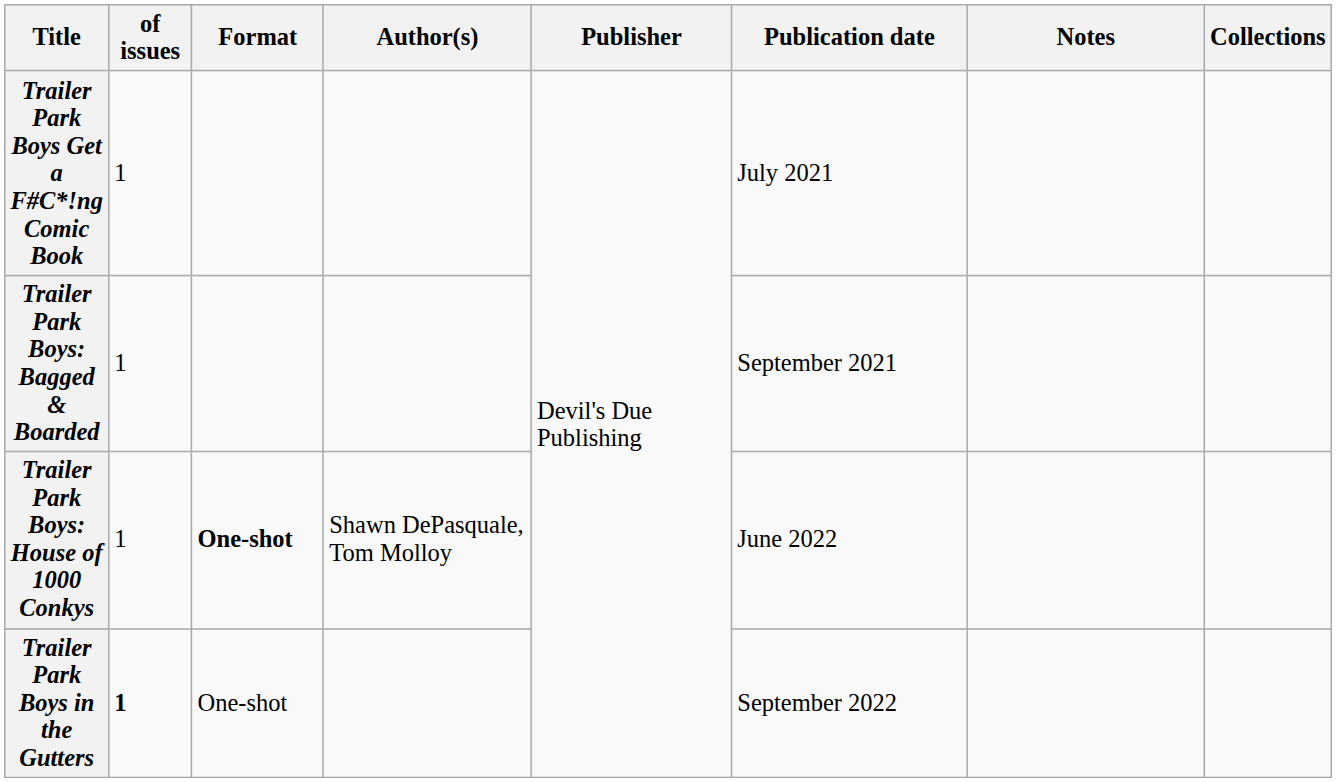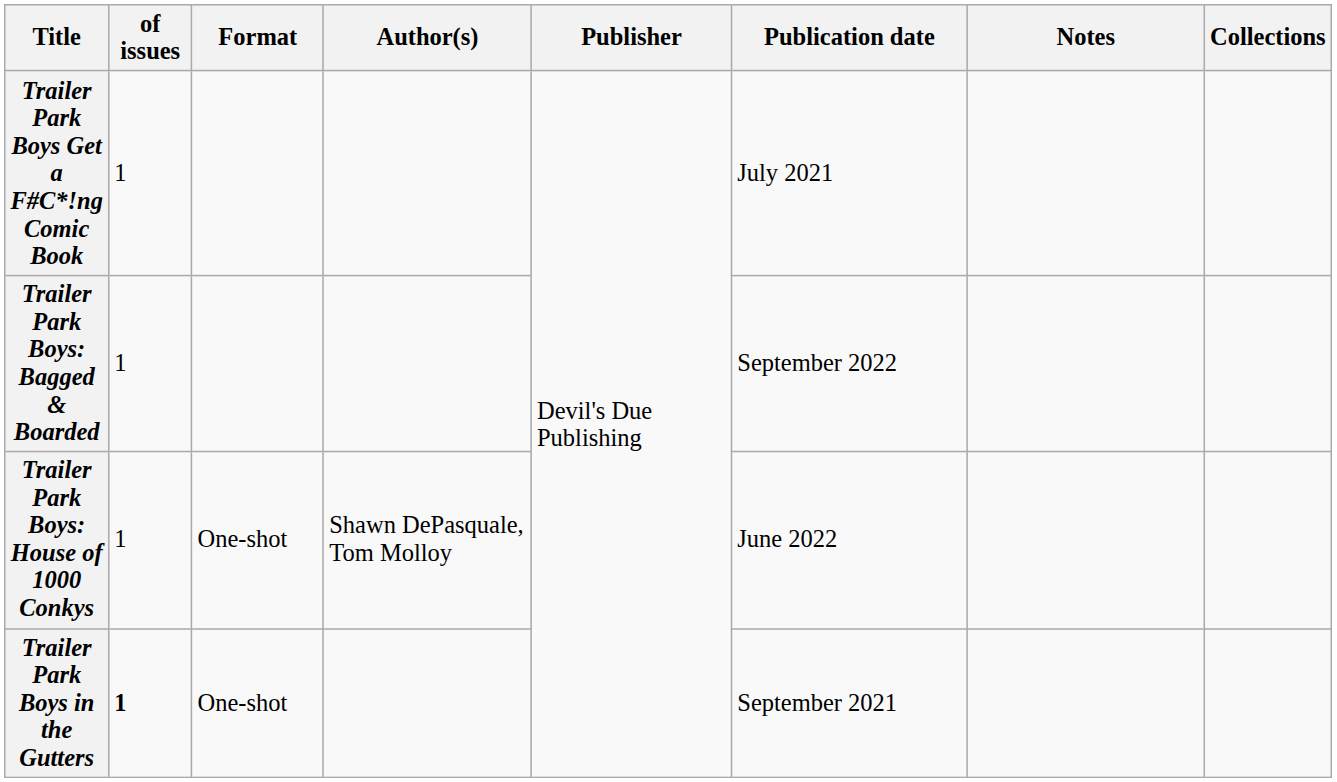(817, 363) September 2021 -> (817, 363) September 2022
(245, 539) bold -> (242, 539) normal
(817, 702) September 2022 -> (817, 702) September 2021
